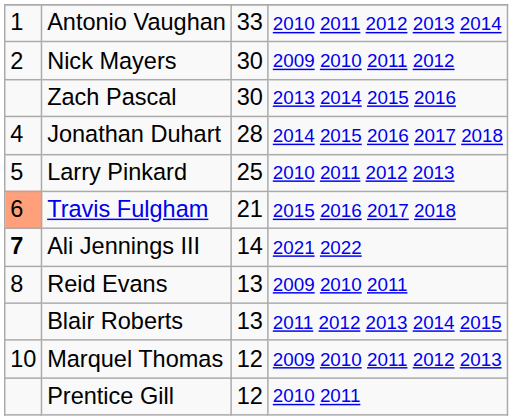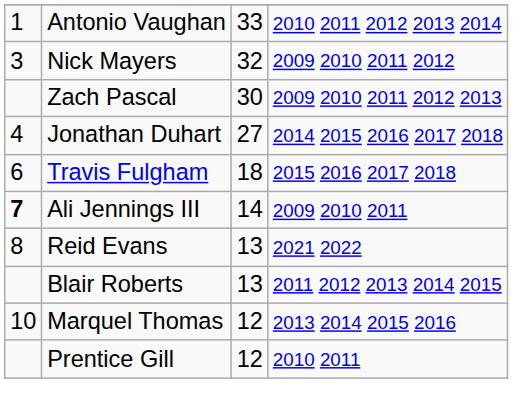(17, 60) 2 -> (17, 60) 3
(250, 60) 30 -> (250, 60) 32
(364, 98) 2013 2014 2015 2016 -> (387, 98) 2009 2010 2011 2012 2013
(250, 135) 28 -> (250, 135) 27
- row: (117, 172)
(17, 209) lightsalmon background -> (17, 172) no background
(250, 209) 21 -> (250, 172) 18
(317, 247) 2021 2022 -> (340, 210) 2009 2010 2011
(340, 284) 2009 2010 2011 -> (317, 247) 2021 2022
(387, 359) 2009 2010 2011 2012 2013 -> (364, 322) 2013 2014 2015 2016
